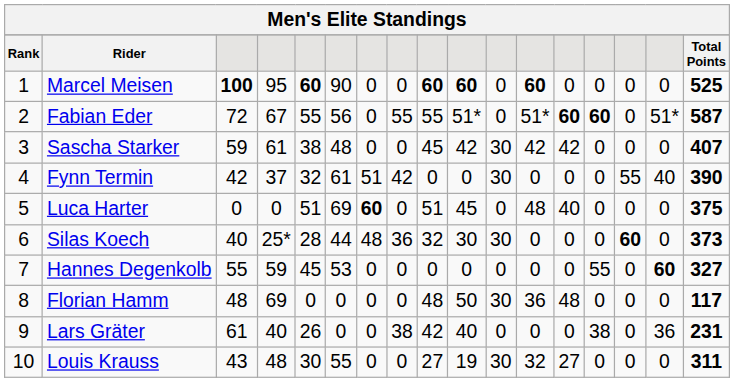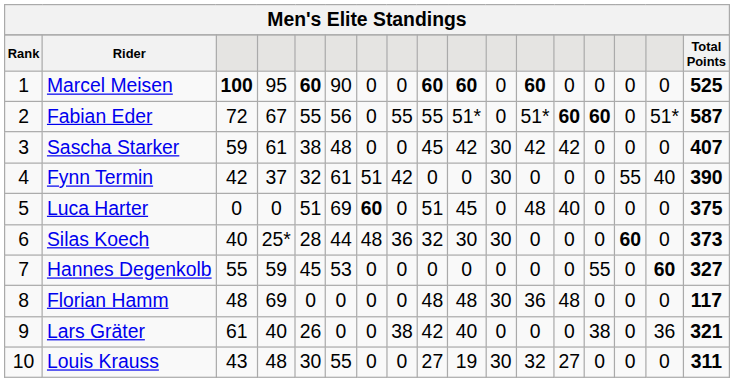(467, 300) 50 -> (467, 300) 48
(706, 331) 231 -> (706, 331) 321
